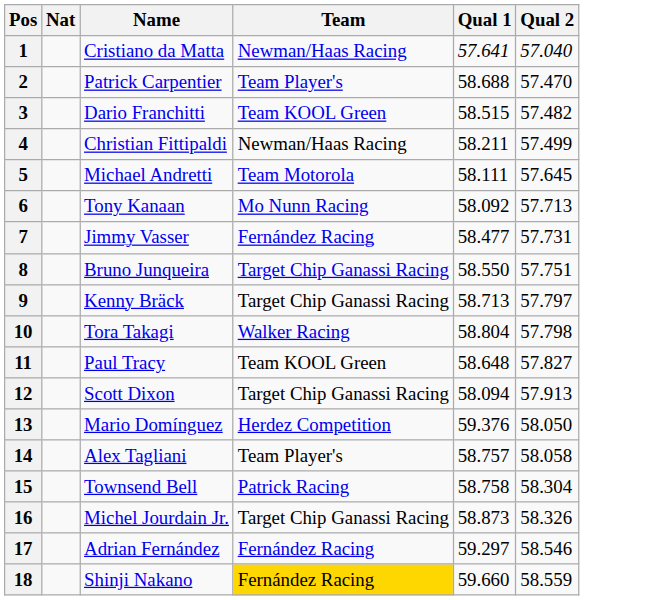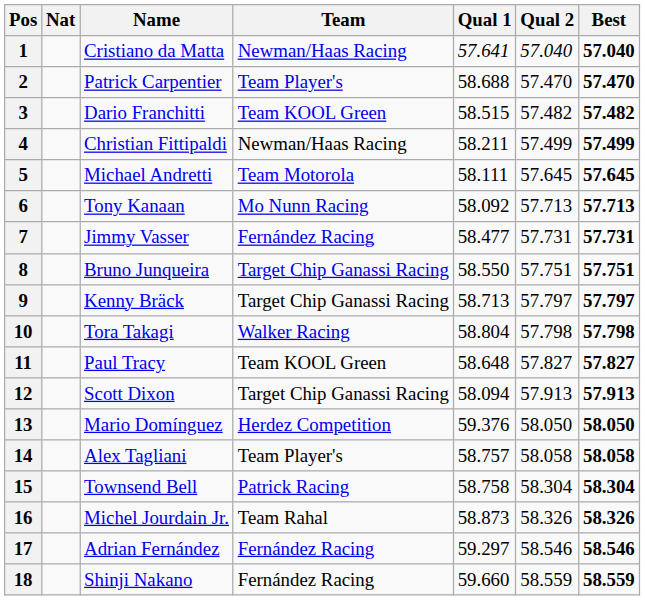+ column: (609, 20)
(343, 517) Target Chip Ganassi Racing -> (283, 517) Team Rahal
(306, 579) gold background -> (306, 579) no background
